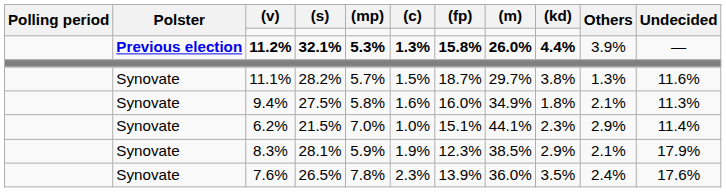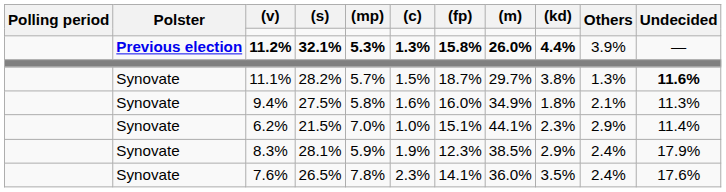(679, 78) normal -> (679, 78) bold
(608, 151) 2.1% -> (608, 151) 2.4%
(460, 175) 13.9% -> (460, 175) 14.1%
